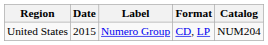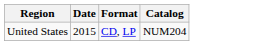- column: (136, 13)
